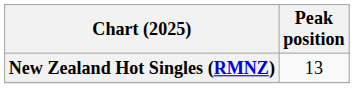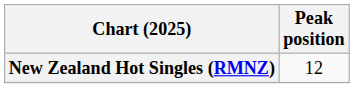(314, 67) 13 -> (314, 67) 12
